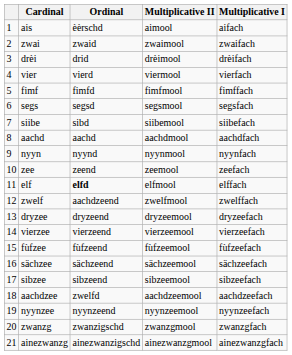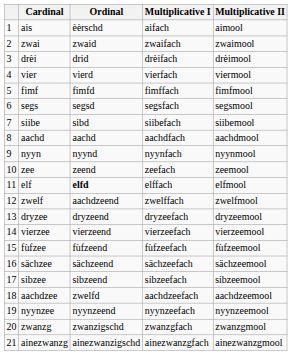columns swapped: (252, 12) <-> (180, 12)
